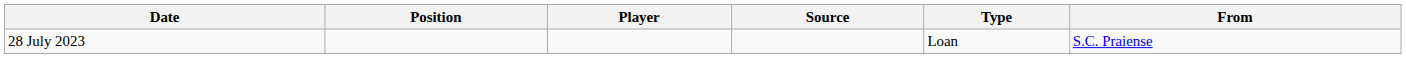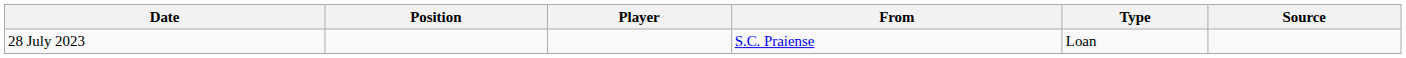columns swapped: (1235, 16) <-> (828, 16)
